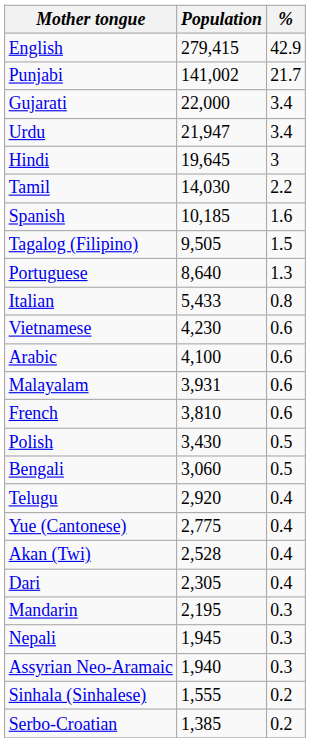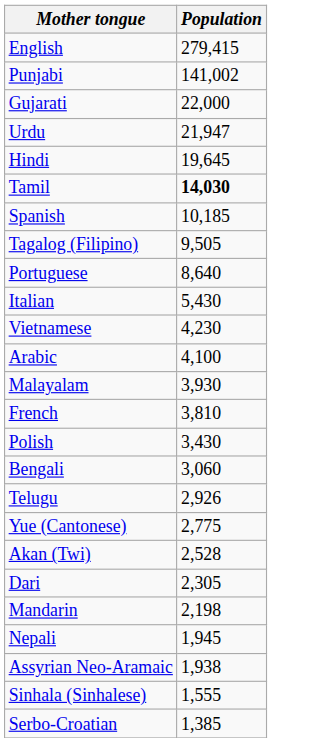- column: (286, 19)
(205, 188) normal -> (205, 188) bold
(201, 301) 5,433 -> (201, 301) 5,430
(201, 385) 3,931 -> (201, 385) 3,930
(201, 498) 2,920 -> (201, 498) 2,926
(201, 610) 2,195 -> (201, 610) 2,198
(201, 667) 1,940 -> (201, 667) 1,938
